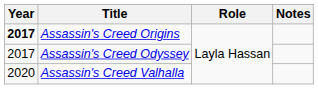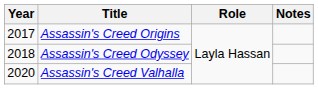(21, 34) bold -> (21, 34) normal
(21, 53) 2017 -> (21, 53) 2018
